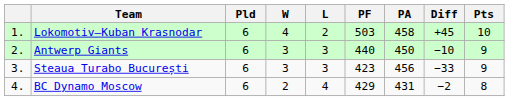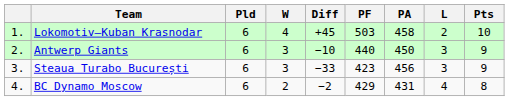columns swapped: (325, 14) <-> (444, 14)
